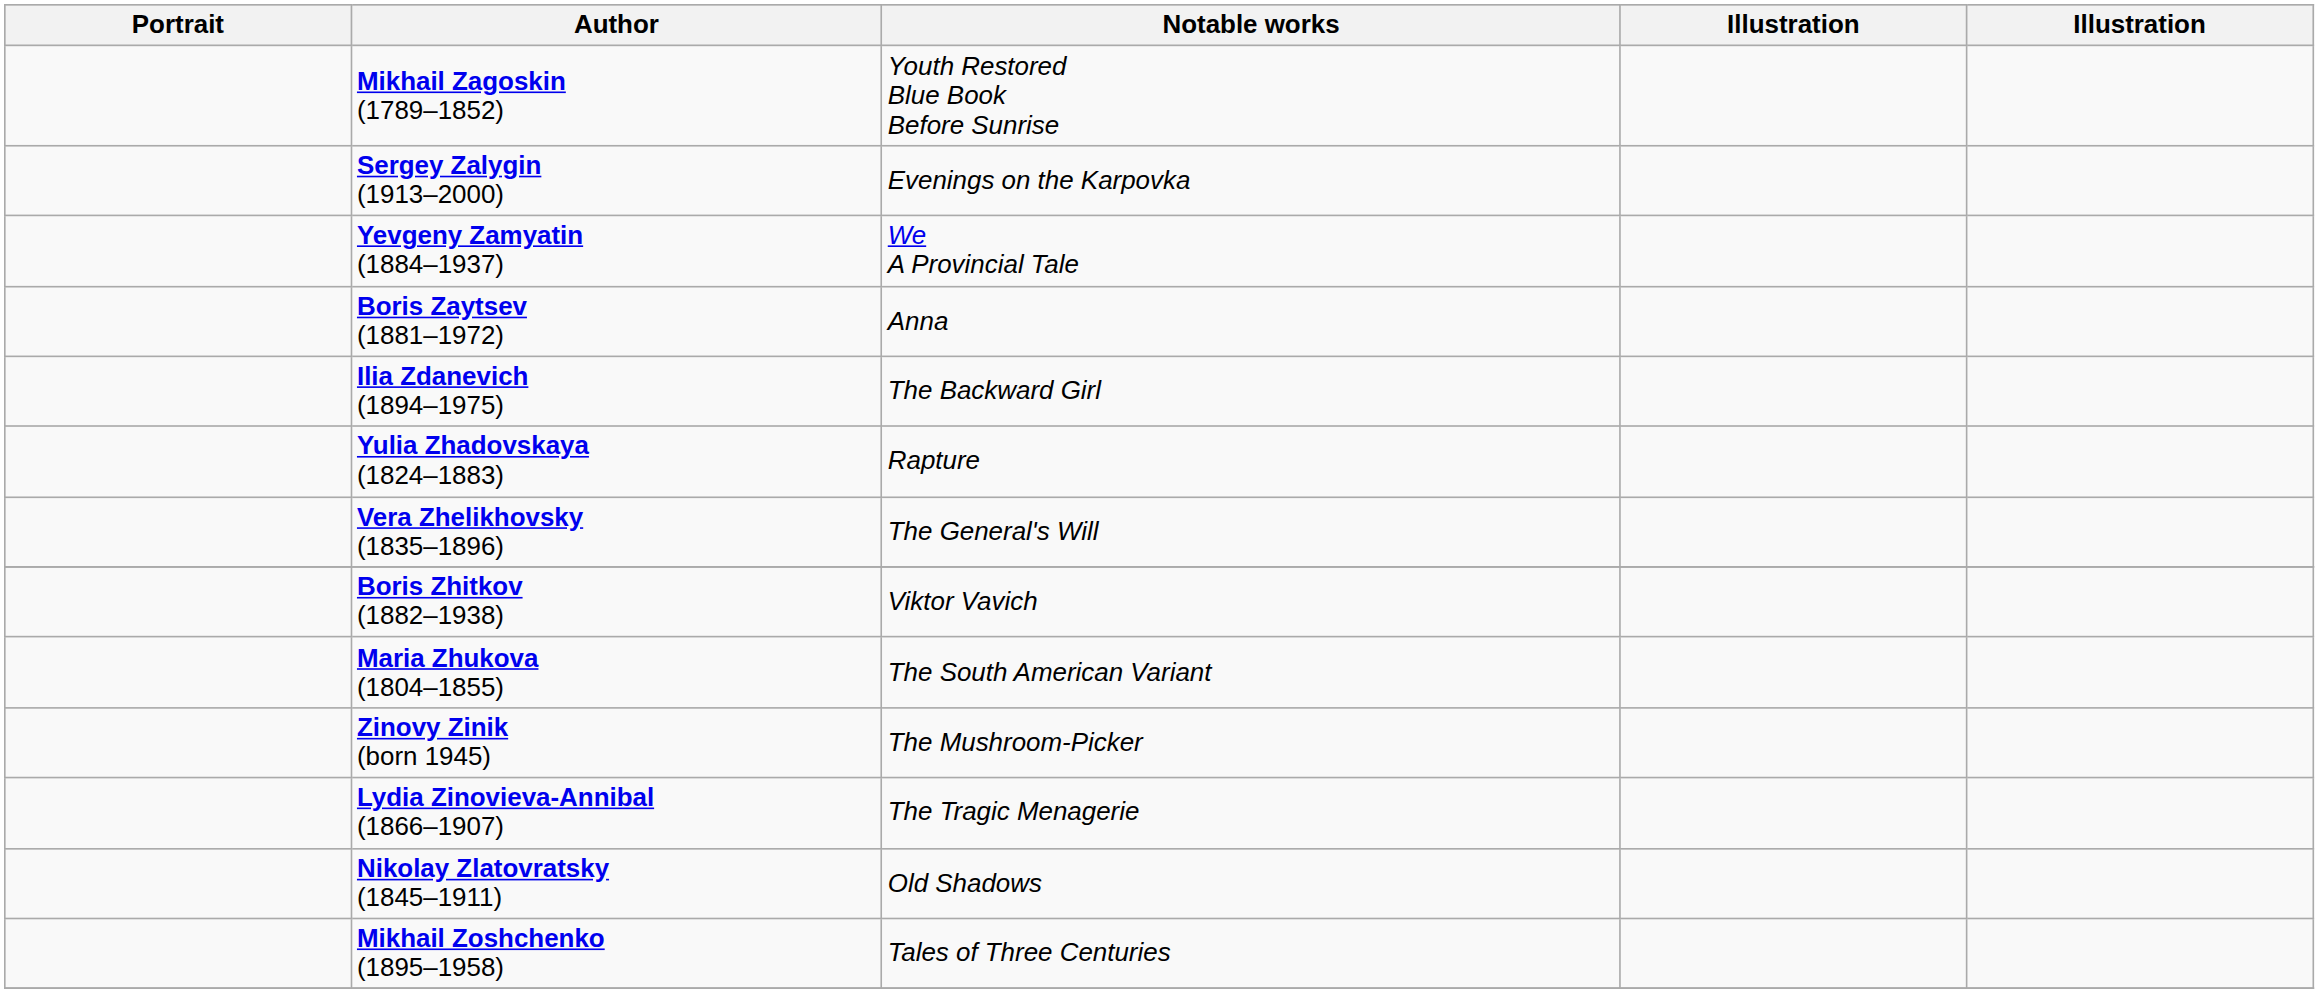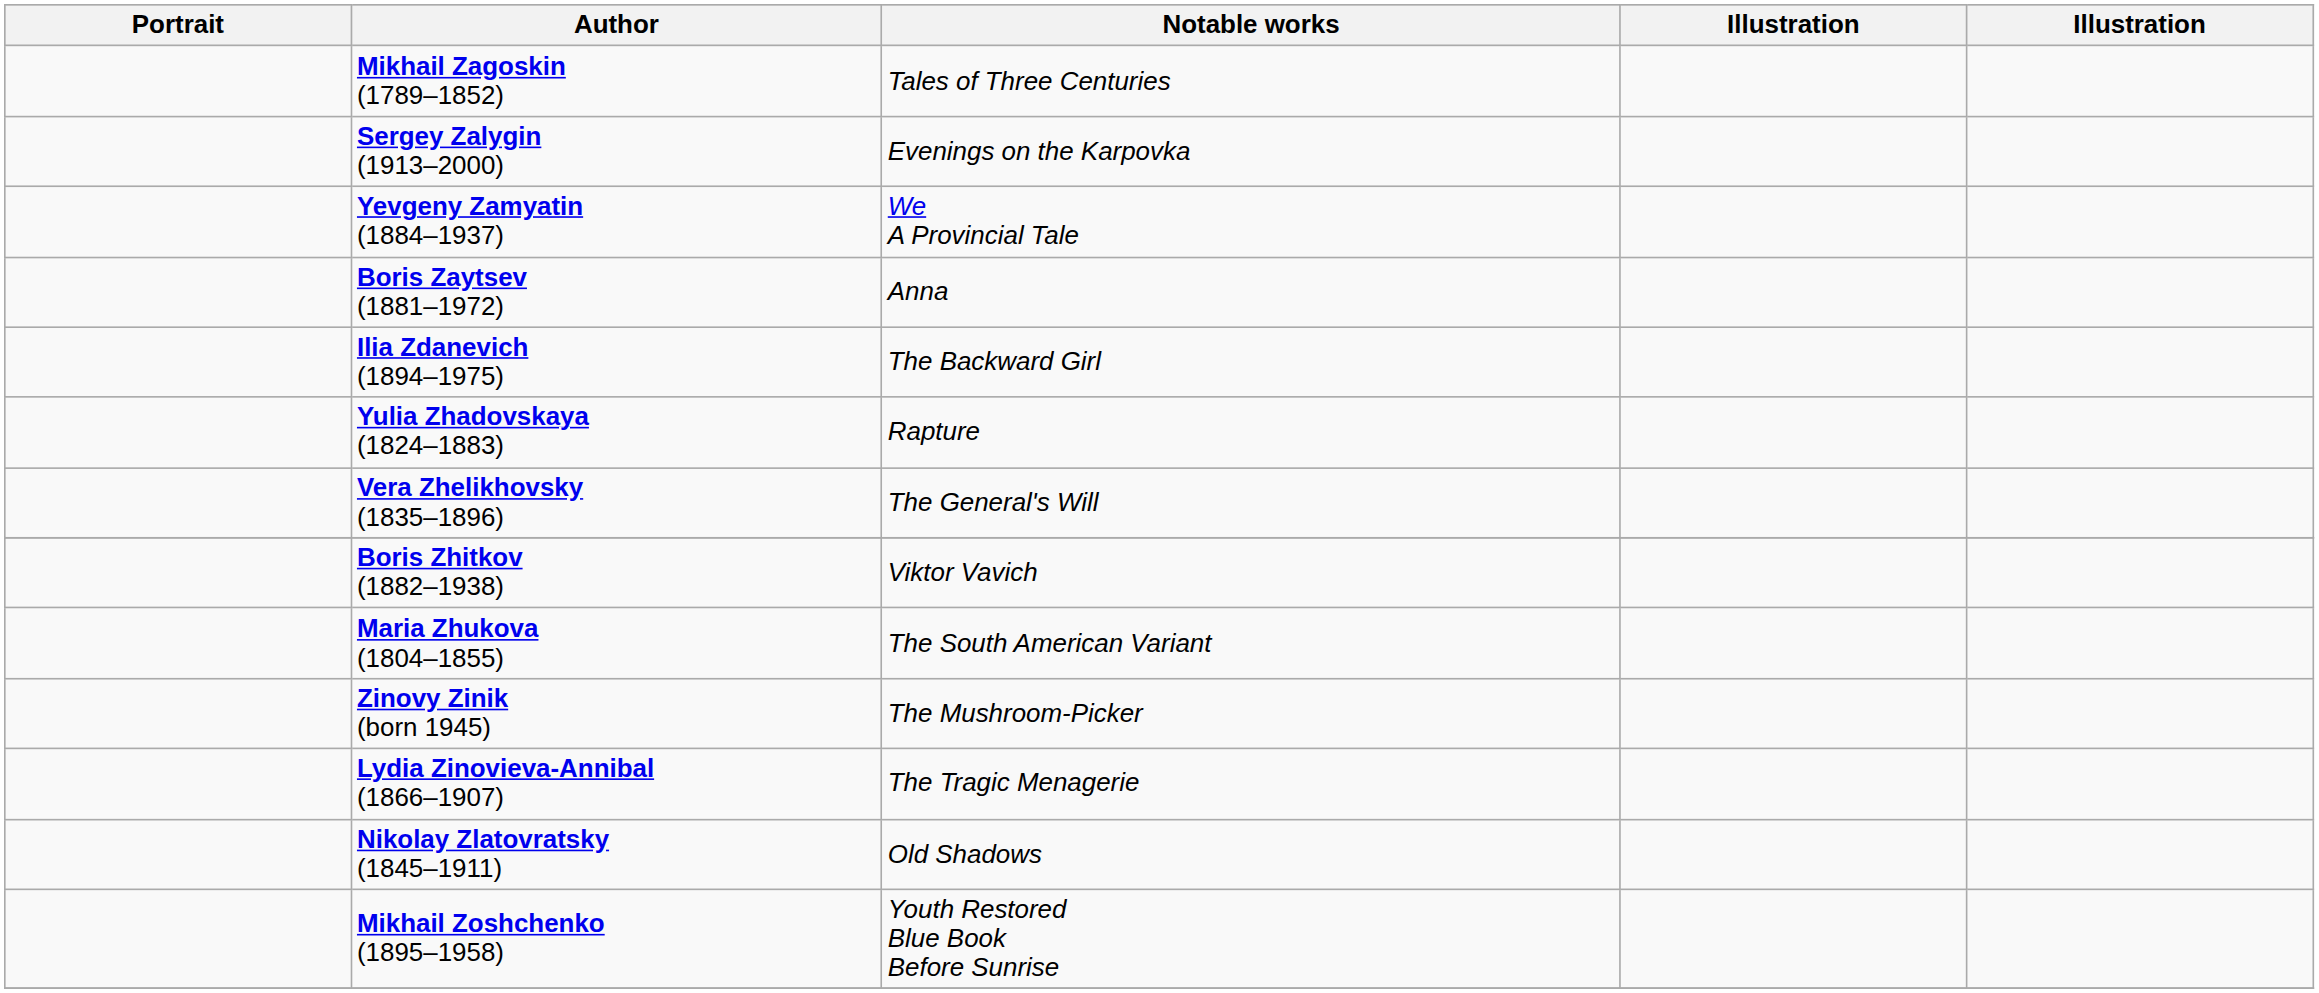(977, 95) Youth Restored Blue Book Before Sunrise -> (1029, 80) Tales of Three Centuries
(1029, 953) Tales of Three Centuries -> (977, 938) Youth Restored Blue Book Before Sunrise
